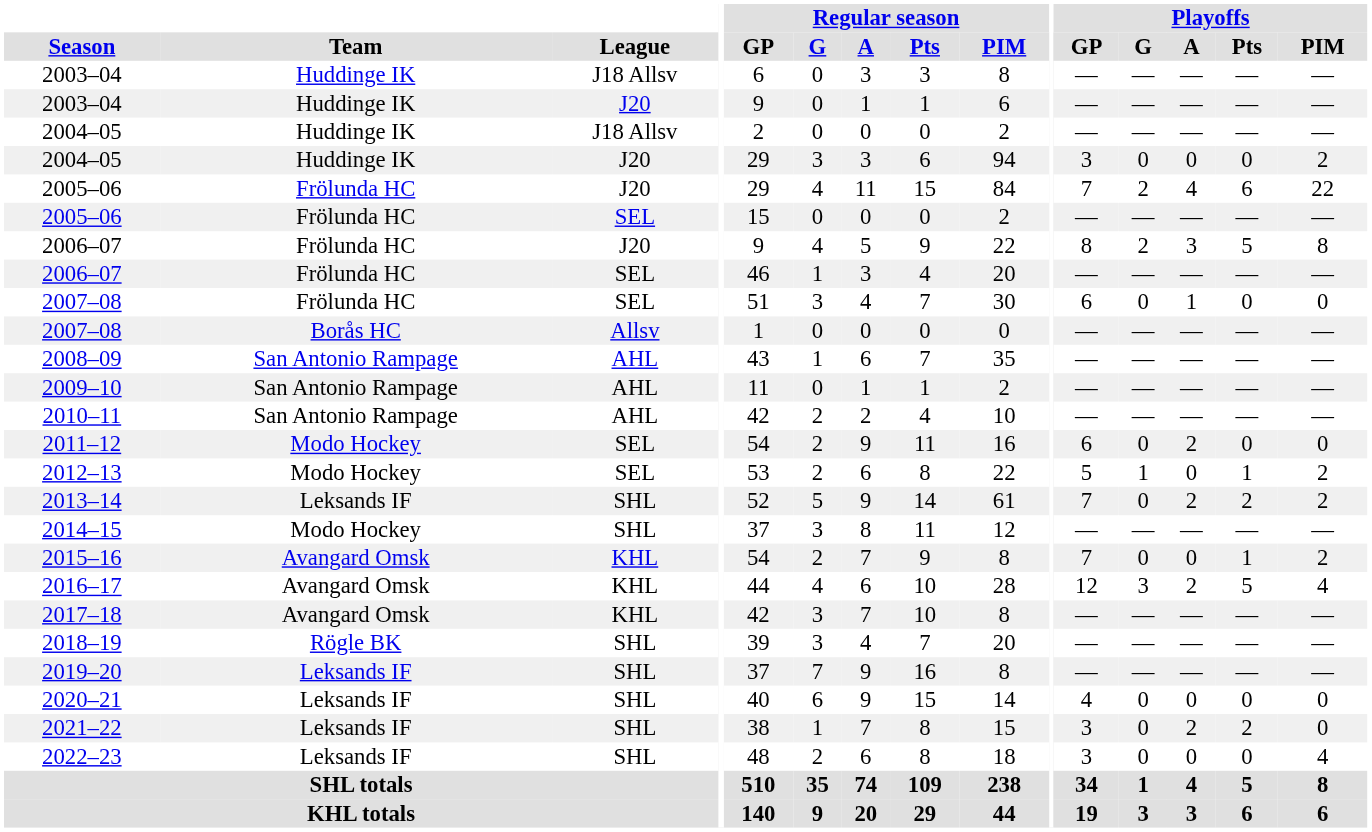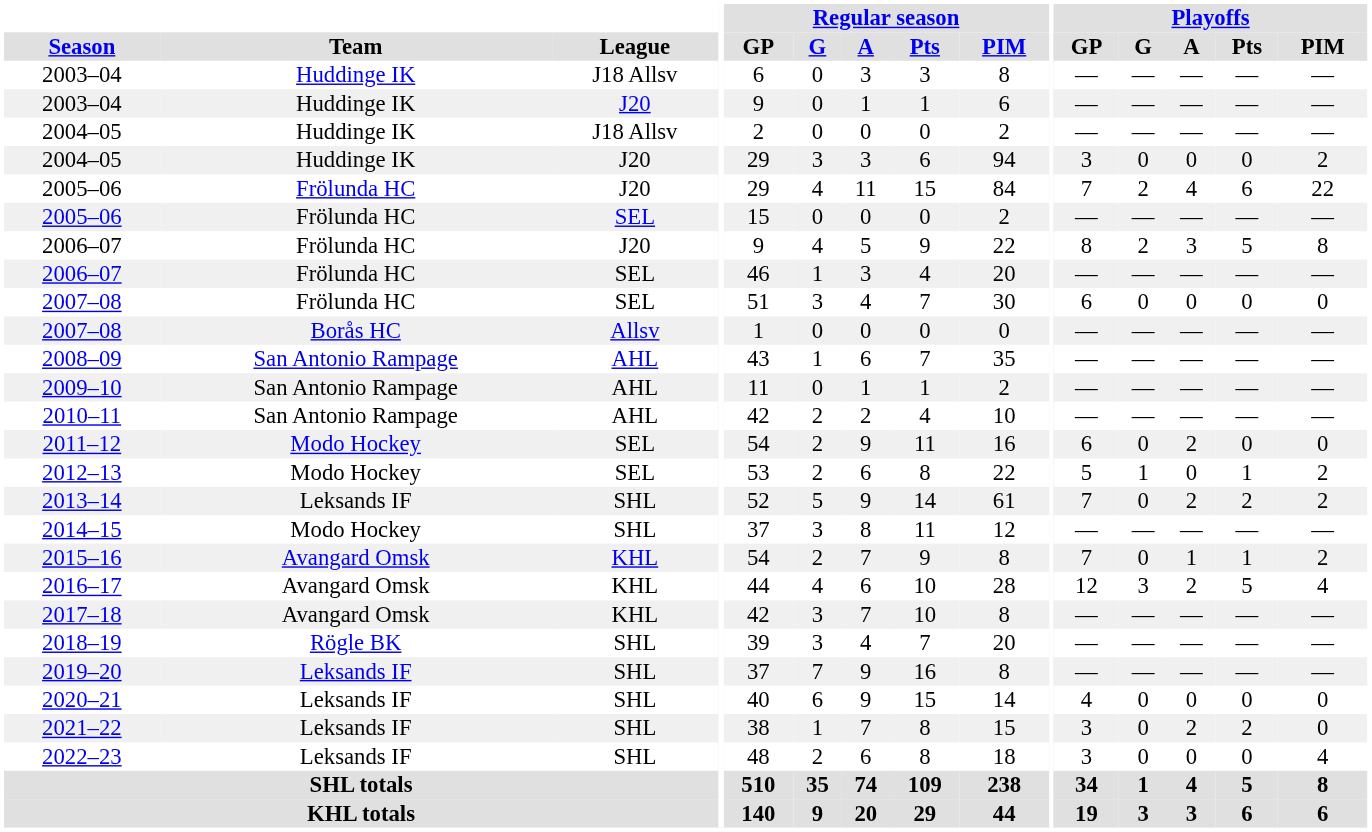(1191, 301) 1 -> (1191, 301) 0
(1191, 557) 0 -> (1191, 557) 1
